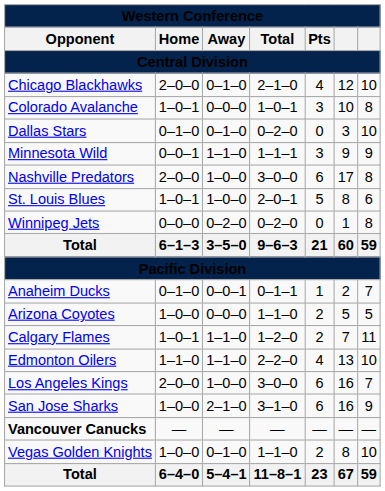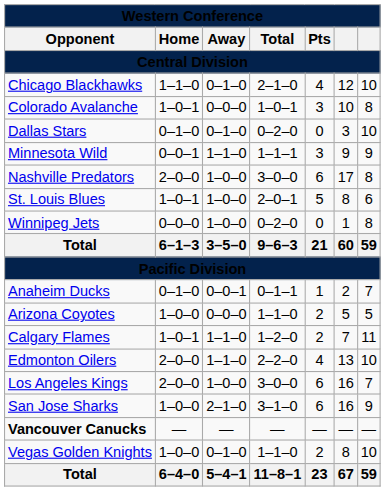(179, 84) 2–0–0 -> (179, 84) 1–1–0
(226, 222) 0–2–0 -> (226, 222) 1–0–0
(179, 360) 1–1–0 -> (179, 360) 2–0–0
